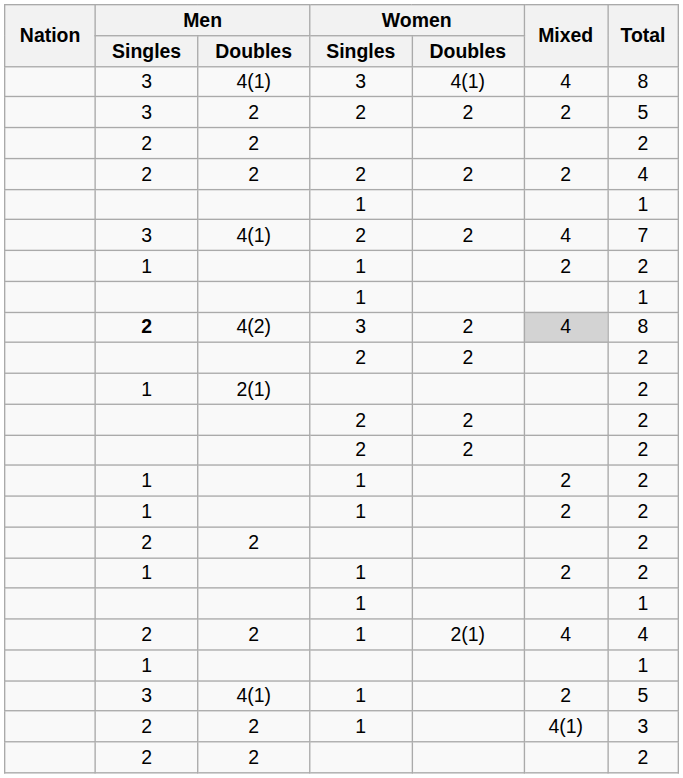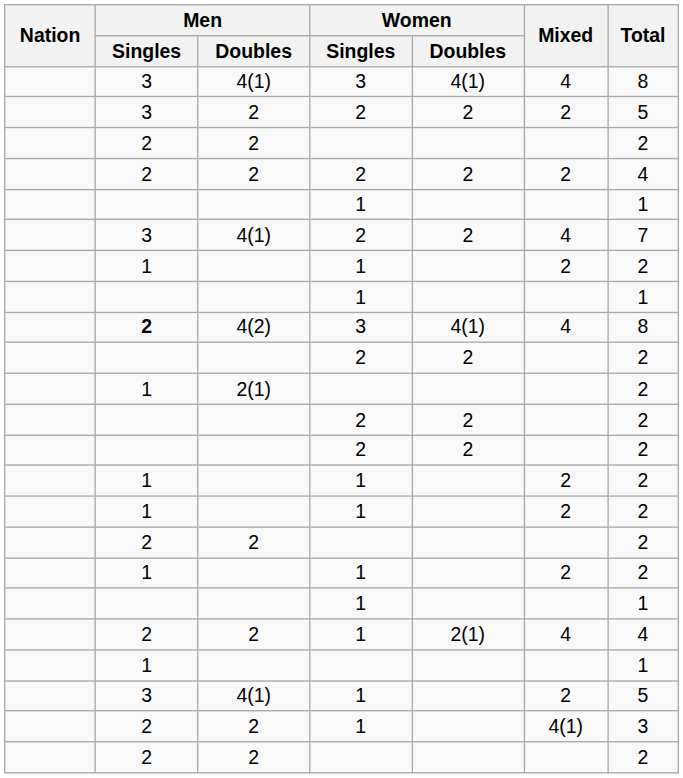(468, 328) 2 -> (468, 328) 4(1)
(566, 328) lightgrey background -> (566, 328) no background
